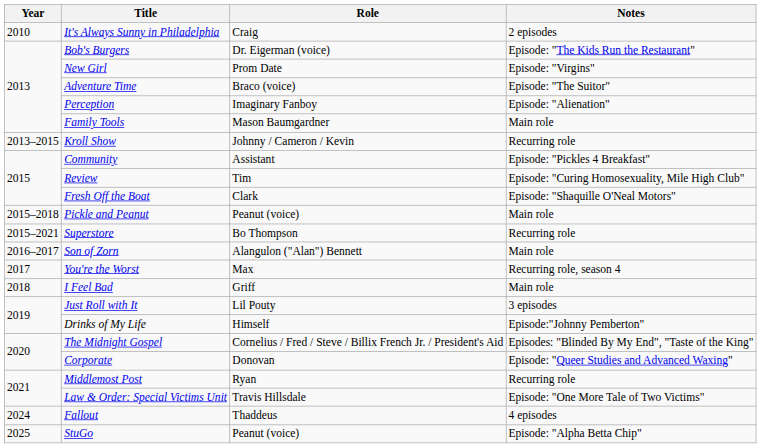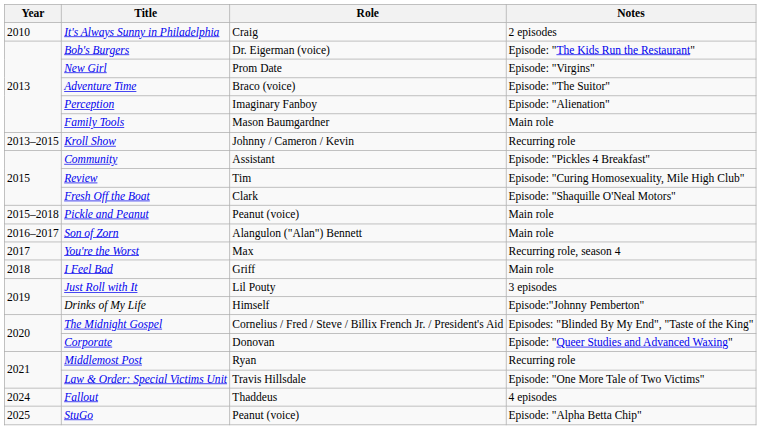- row: (89, 232)
